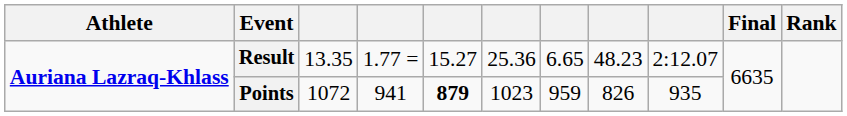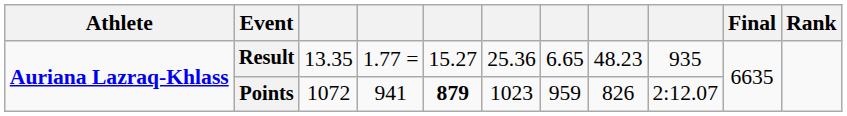(685, 58) 2:12.07 -> (685, 58) 935
(685, 93) 935 -> (685, 93) 2:12.07
